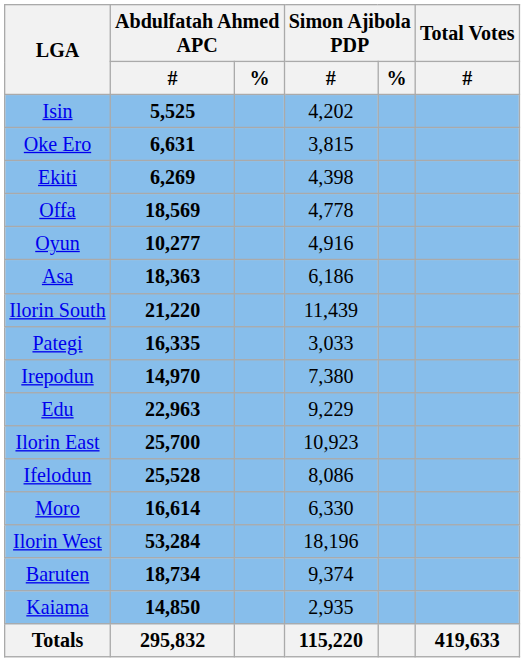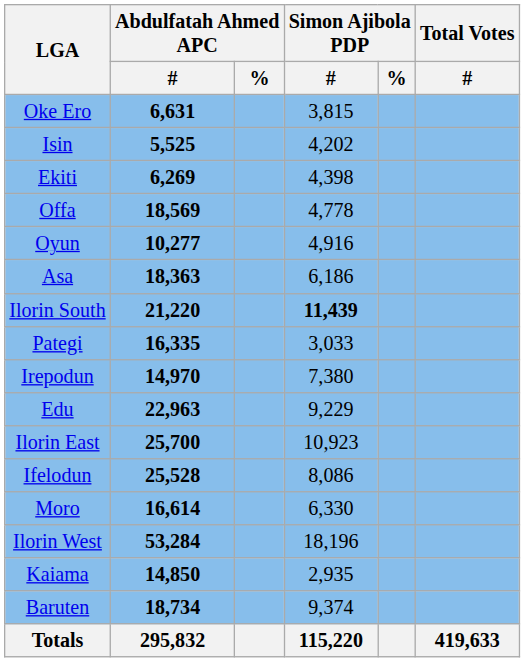rows swapped: (58, 111) <-> (58, 144)
(331, 309) normal -> (331, 309) bold
rows swapped: (57, 574) <-> (57, 607)
